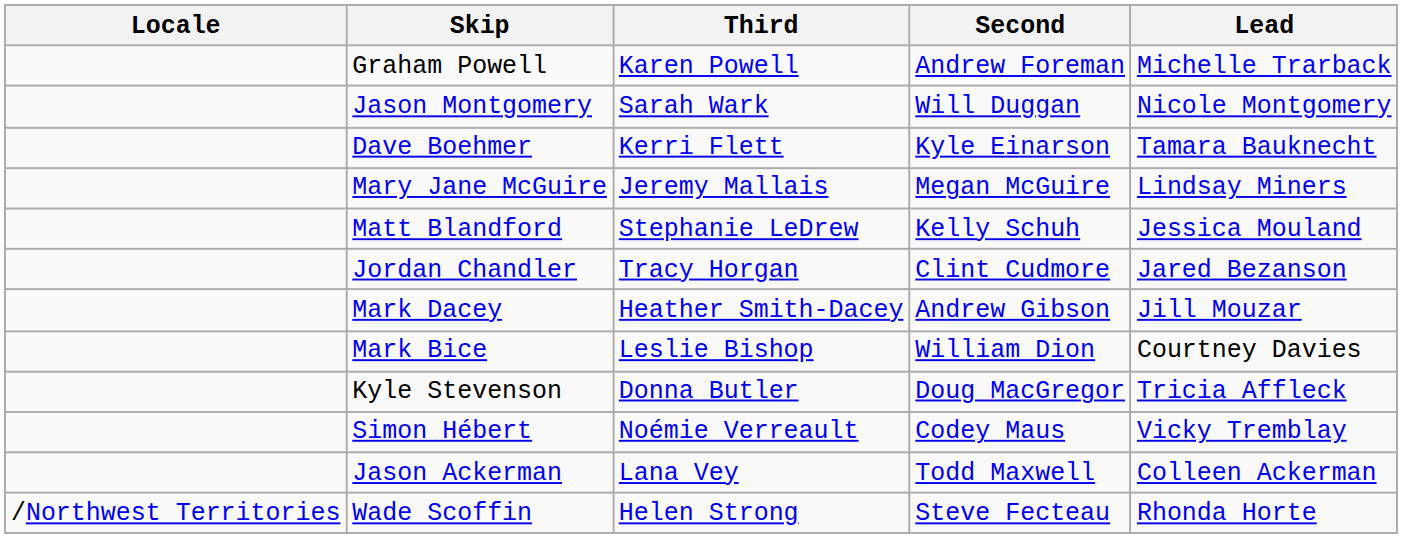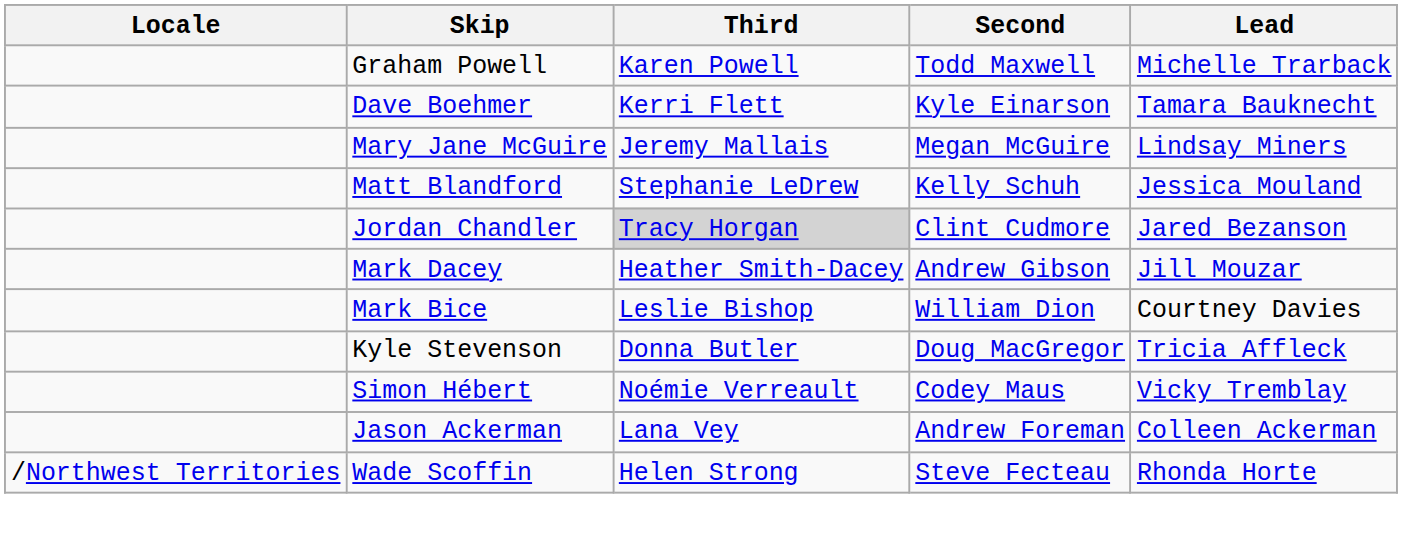(1020, 66) Andrew Foreman -> (1005, 66) Todd Maxwell
- row: (472, 107)
(709, 269) no background -> (709, 229) lightgrey background
(1005, 473) Todd Maxwell -> (1020, 432) Andrew Foreman
